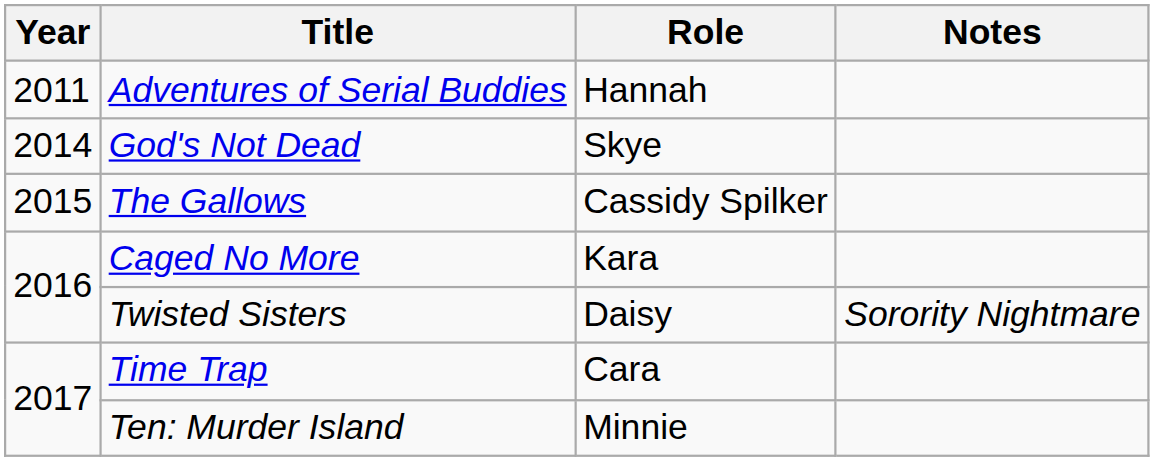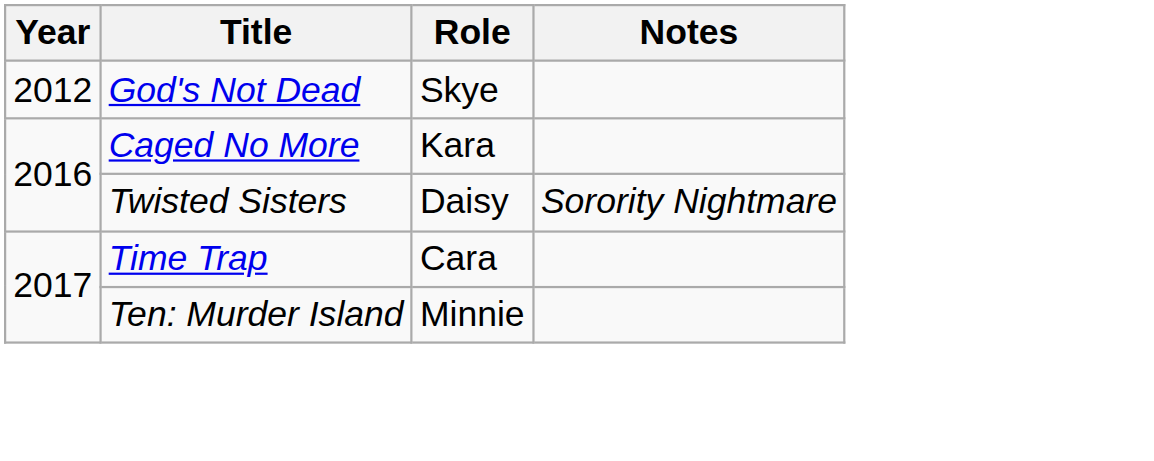- row: (338, 88)
(53, 145) 2014 -> (53, 88) 2012
- row: (207, 201)
